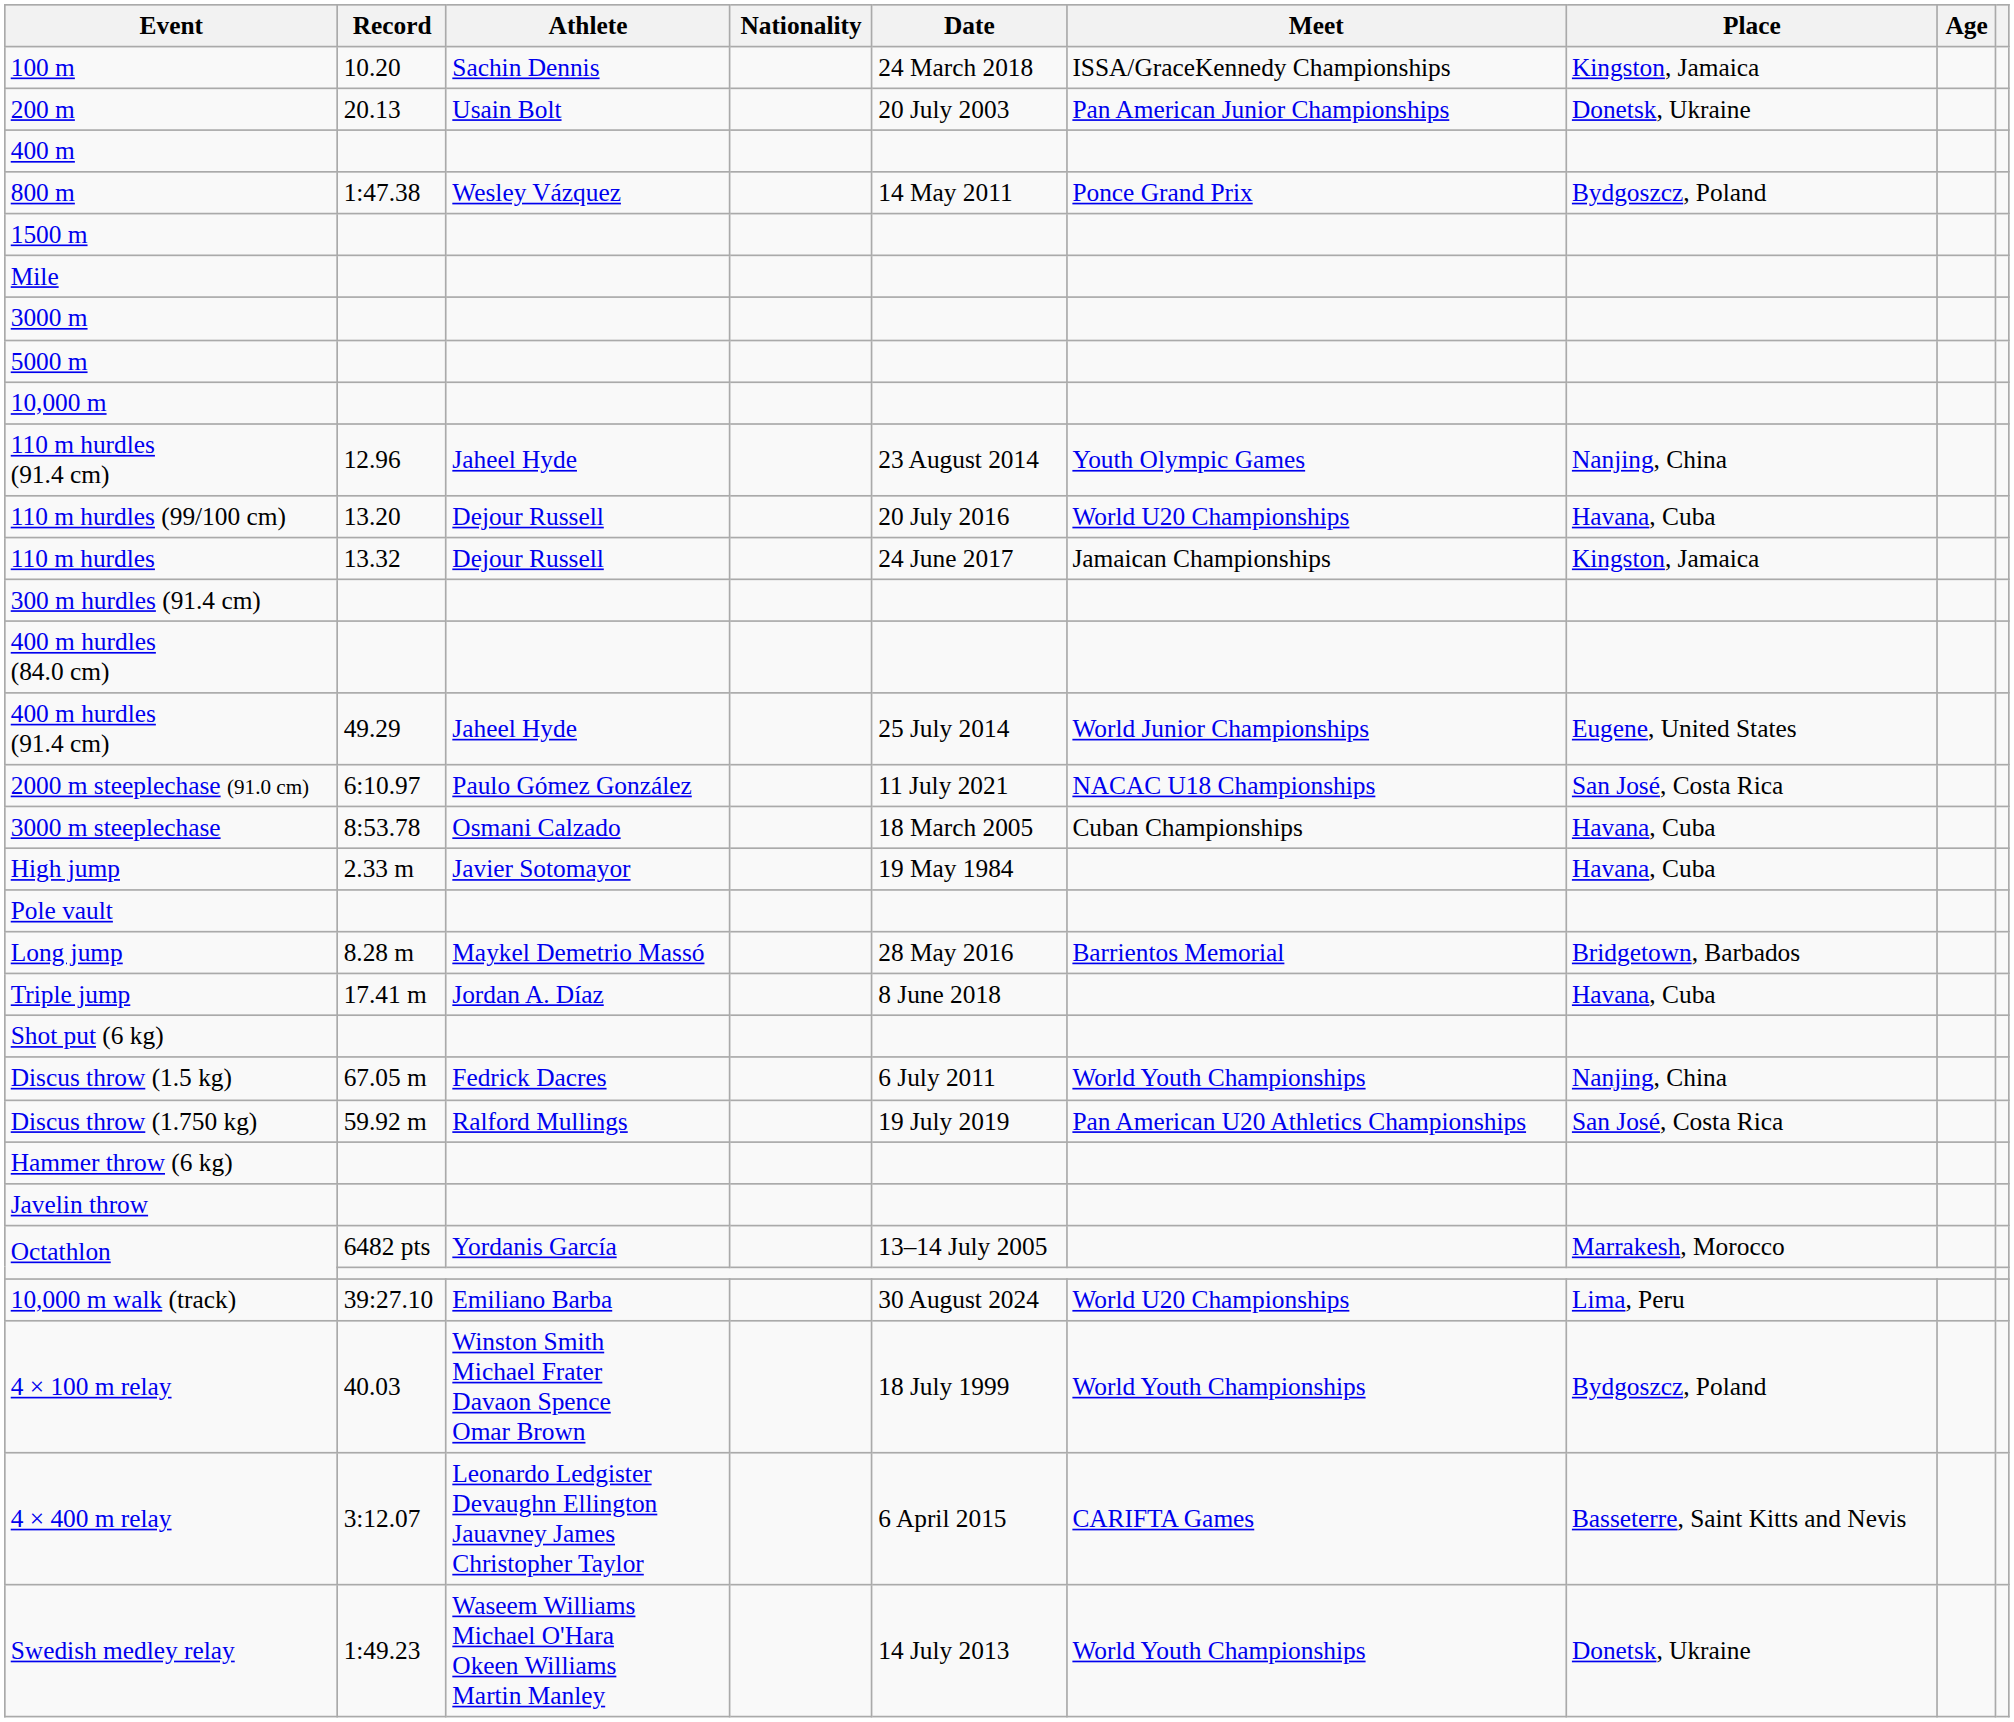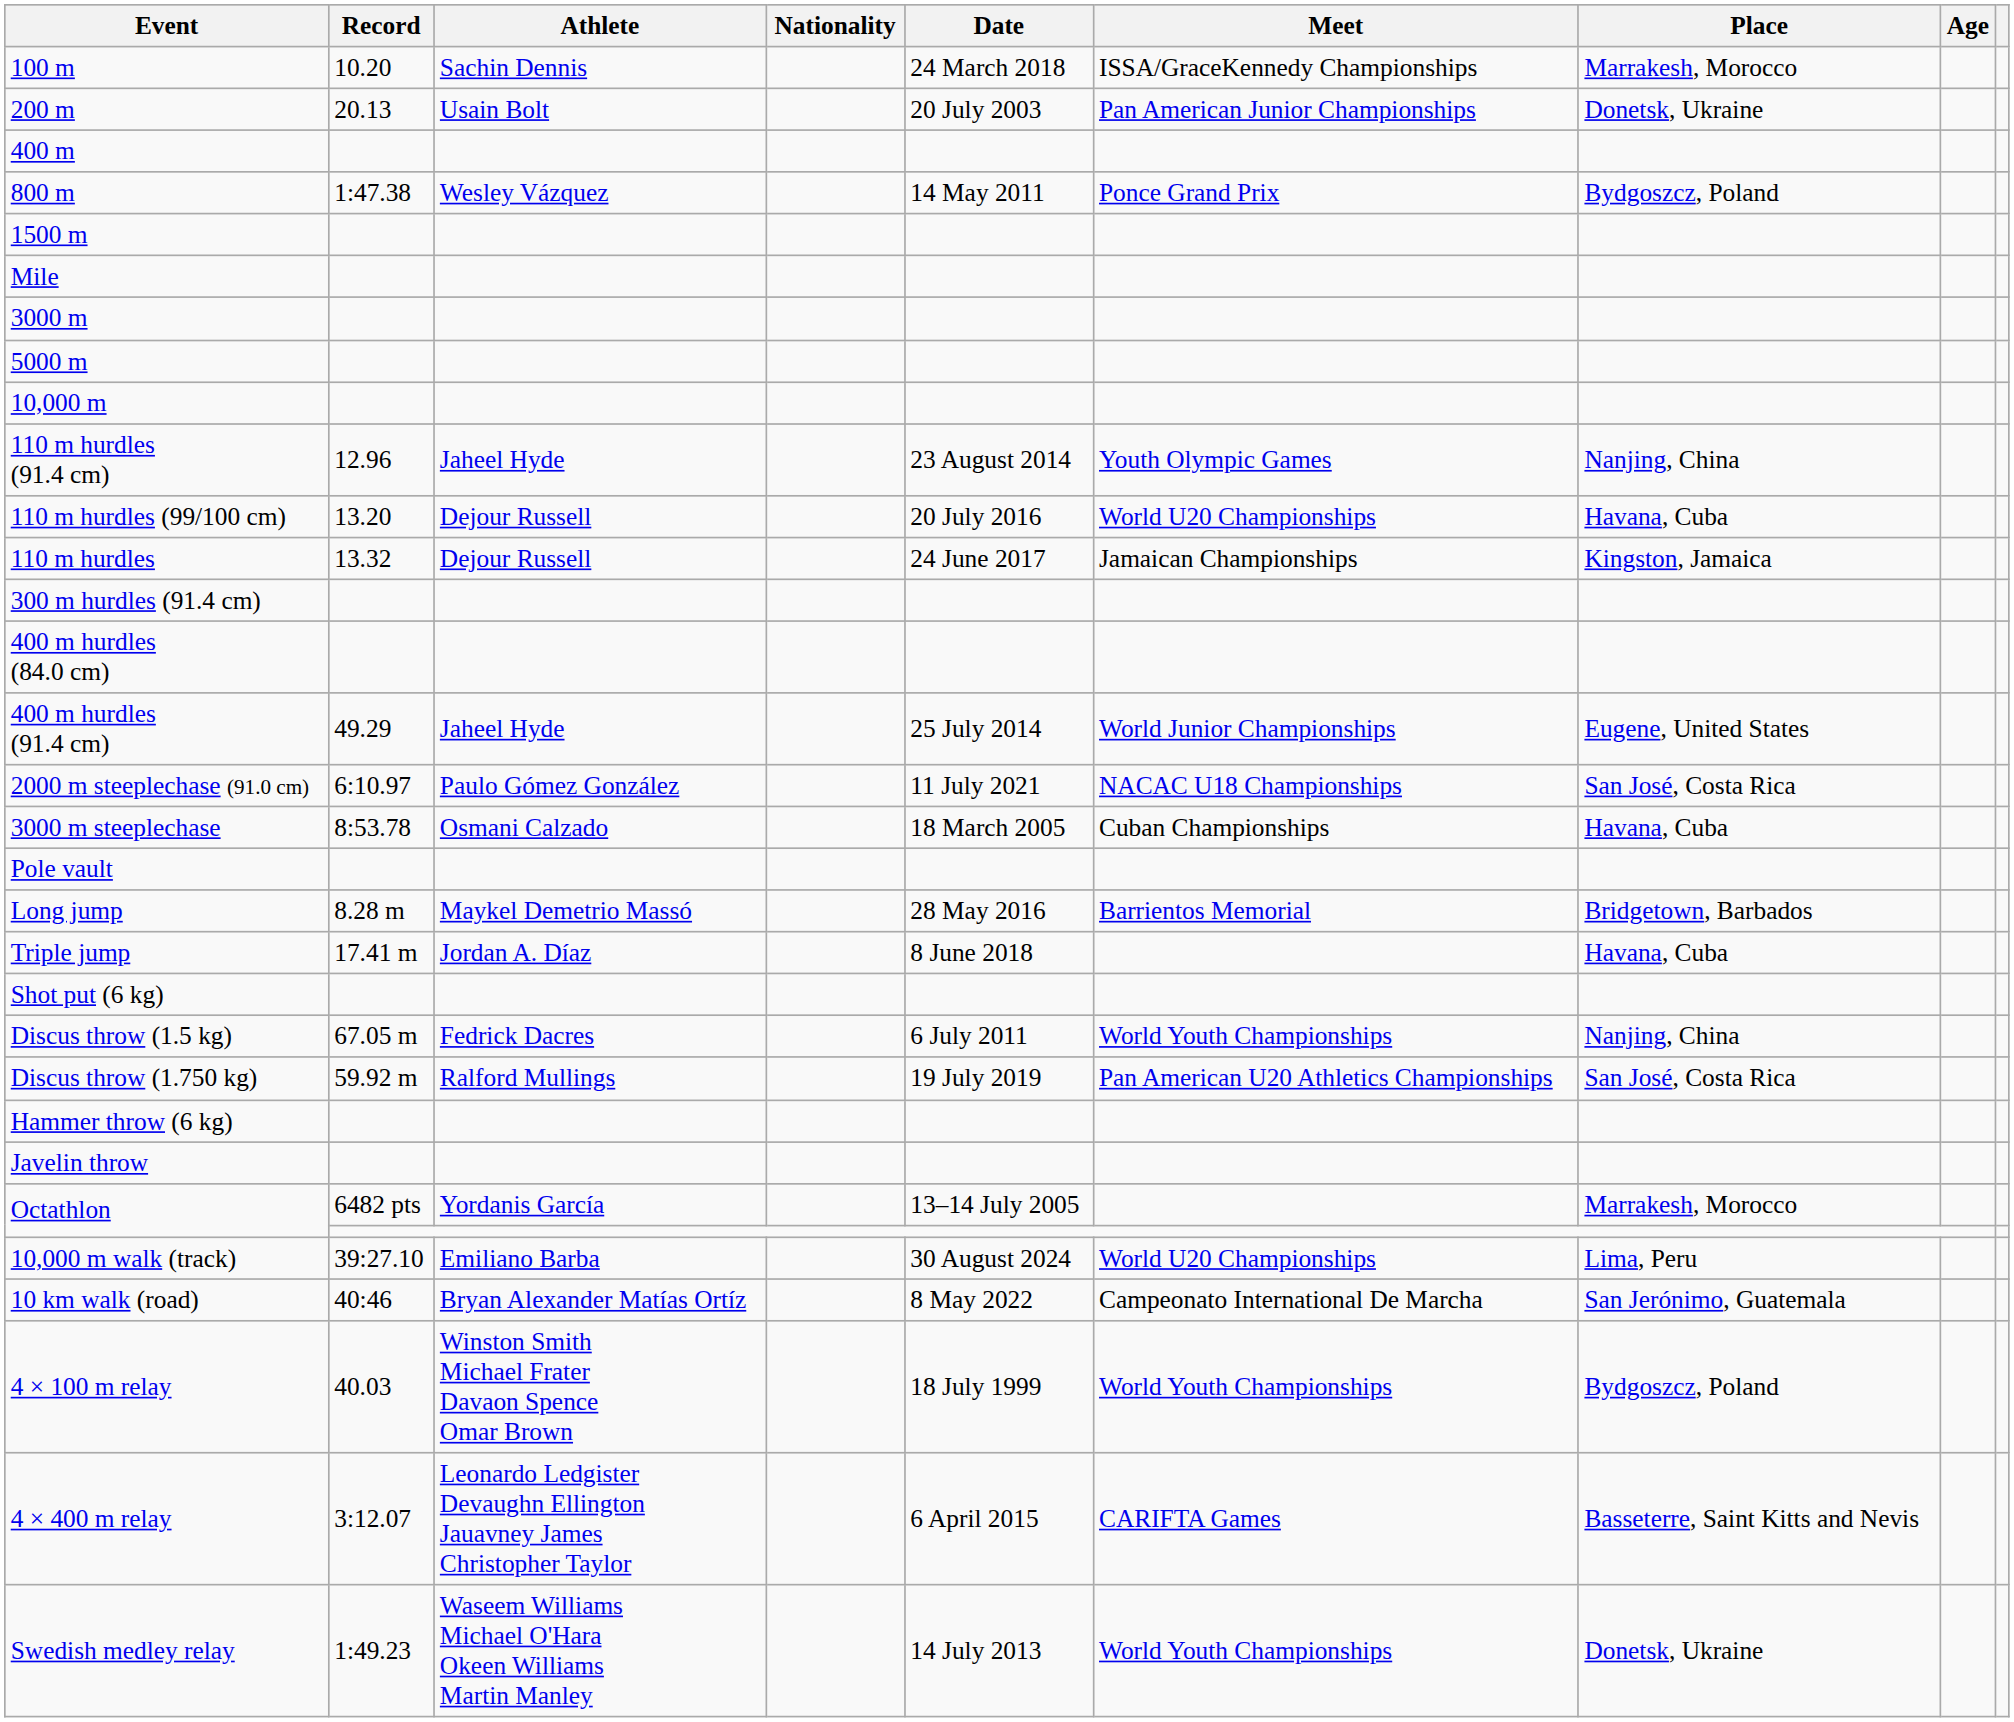(1666, 67) Kingston, Jamaica -> (1691, 67) Marrakesh, Morocco
- row: (65, 869)
+ row: (105, 1299)
